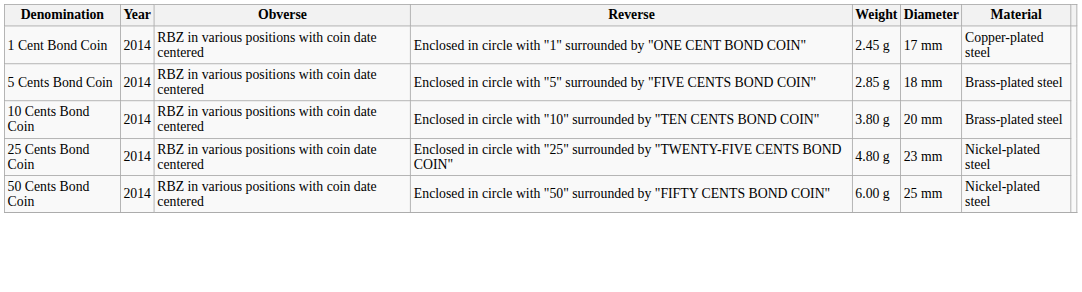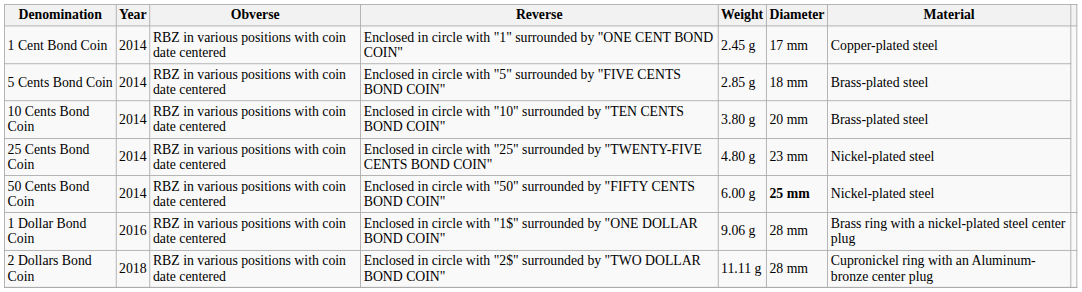(923, 194) normal -> (790, 194) bold
+ row: (47, 231)
+ row: (50, 268)
